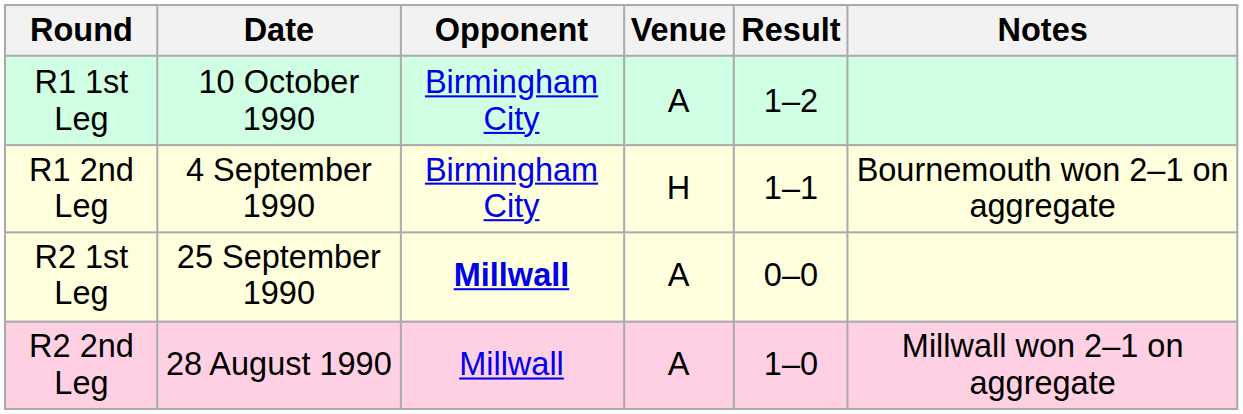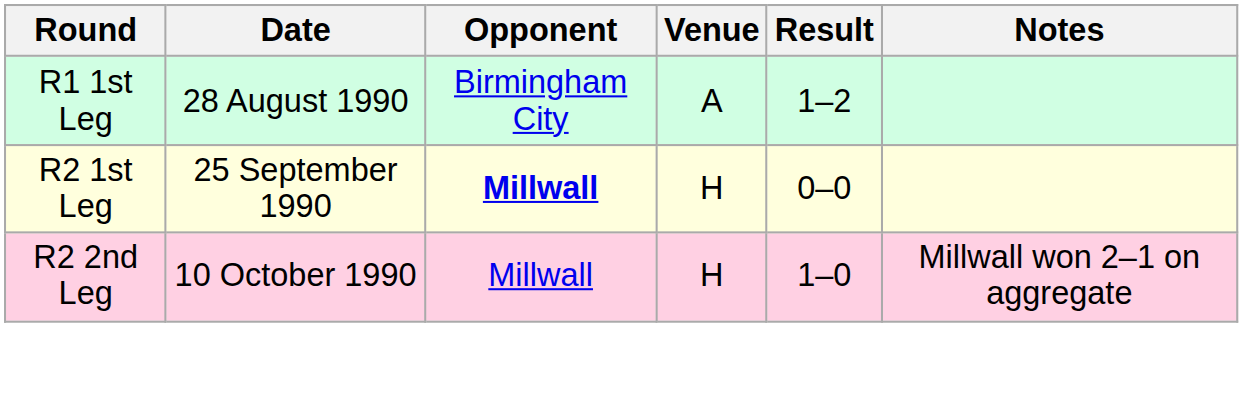(279, 100) 10 October 1990 -> (296, 100) 28 August 1990
- row: (81, 188)
(678, 276) A -> (712, 188) H
(279, 364) 28 August 1990 -> (296, 276) 10 October 1990
(678, 364) A -> (712, 276) H
